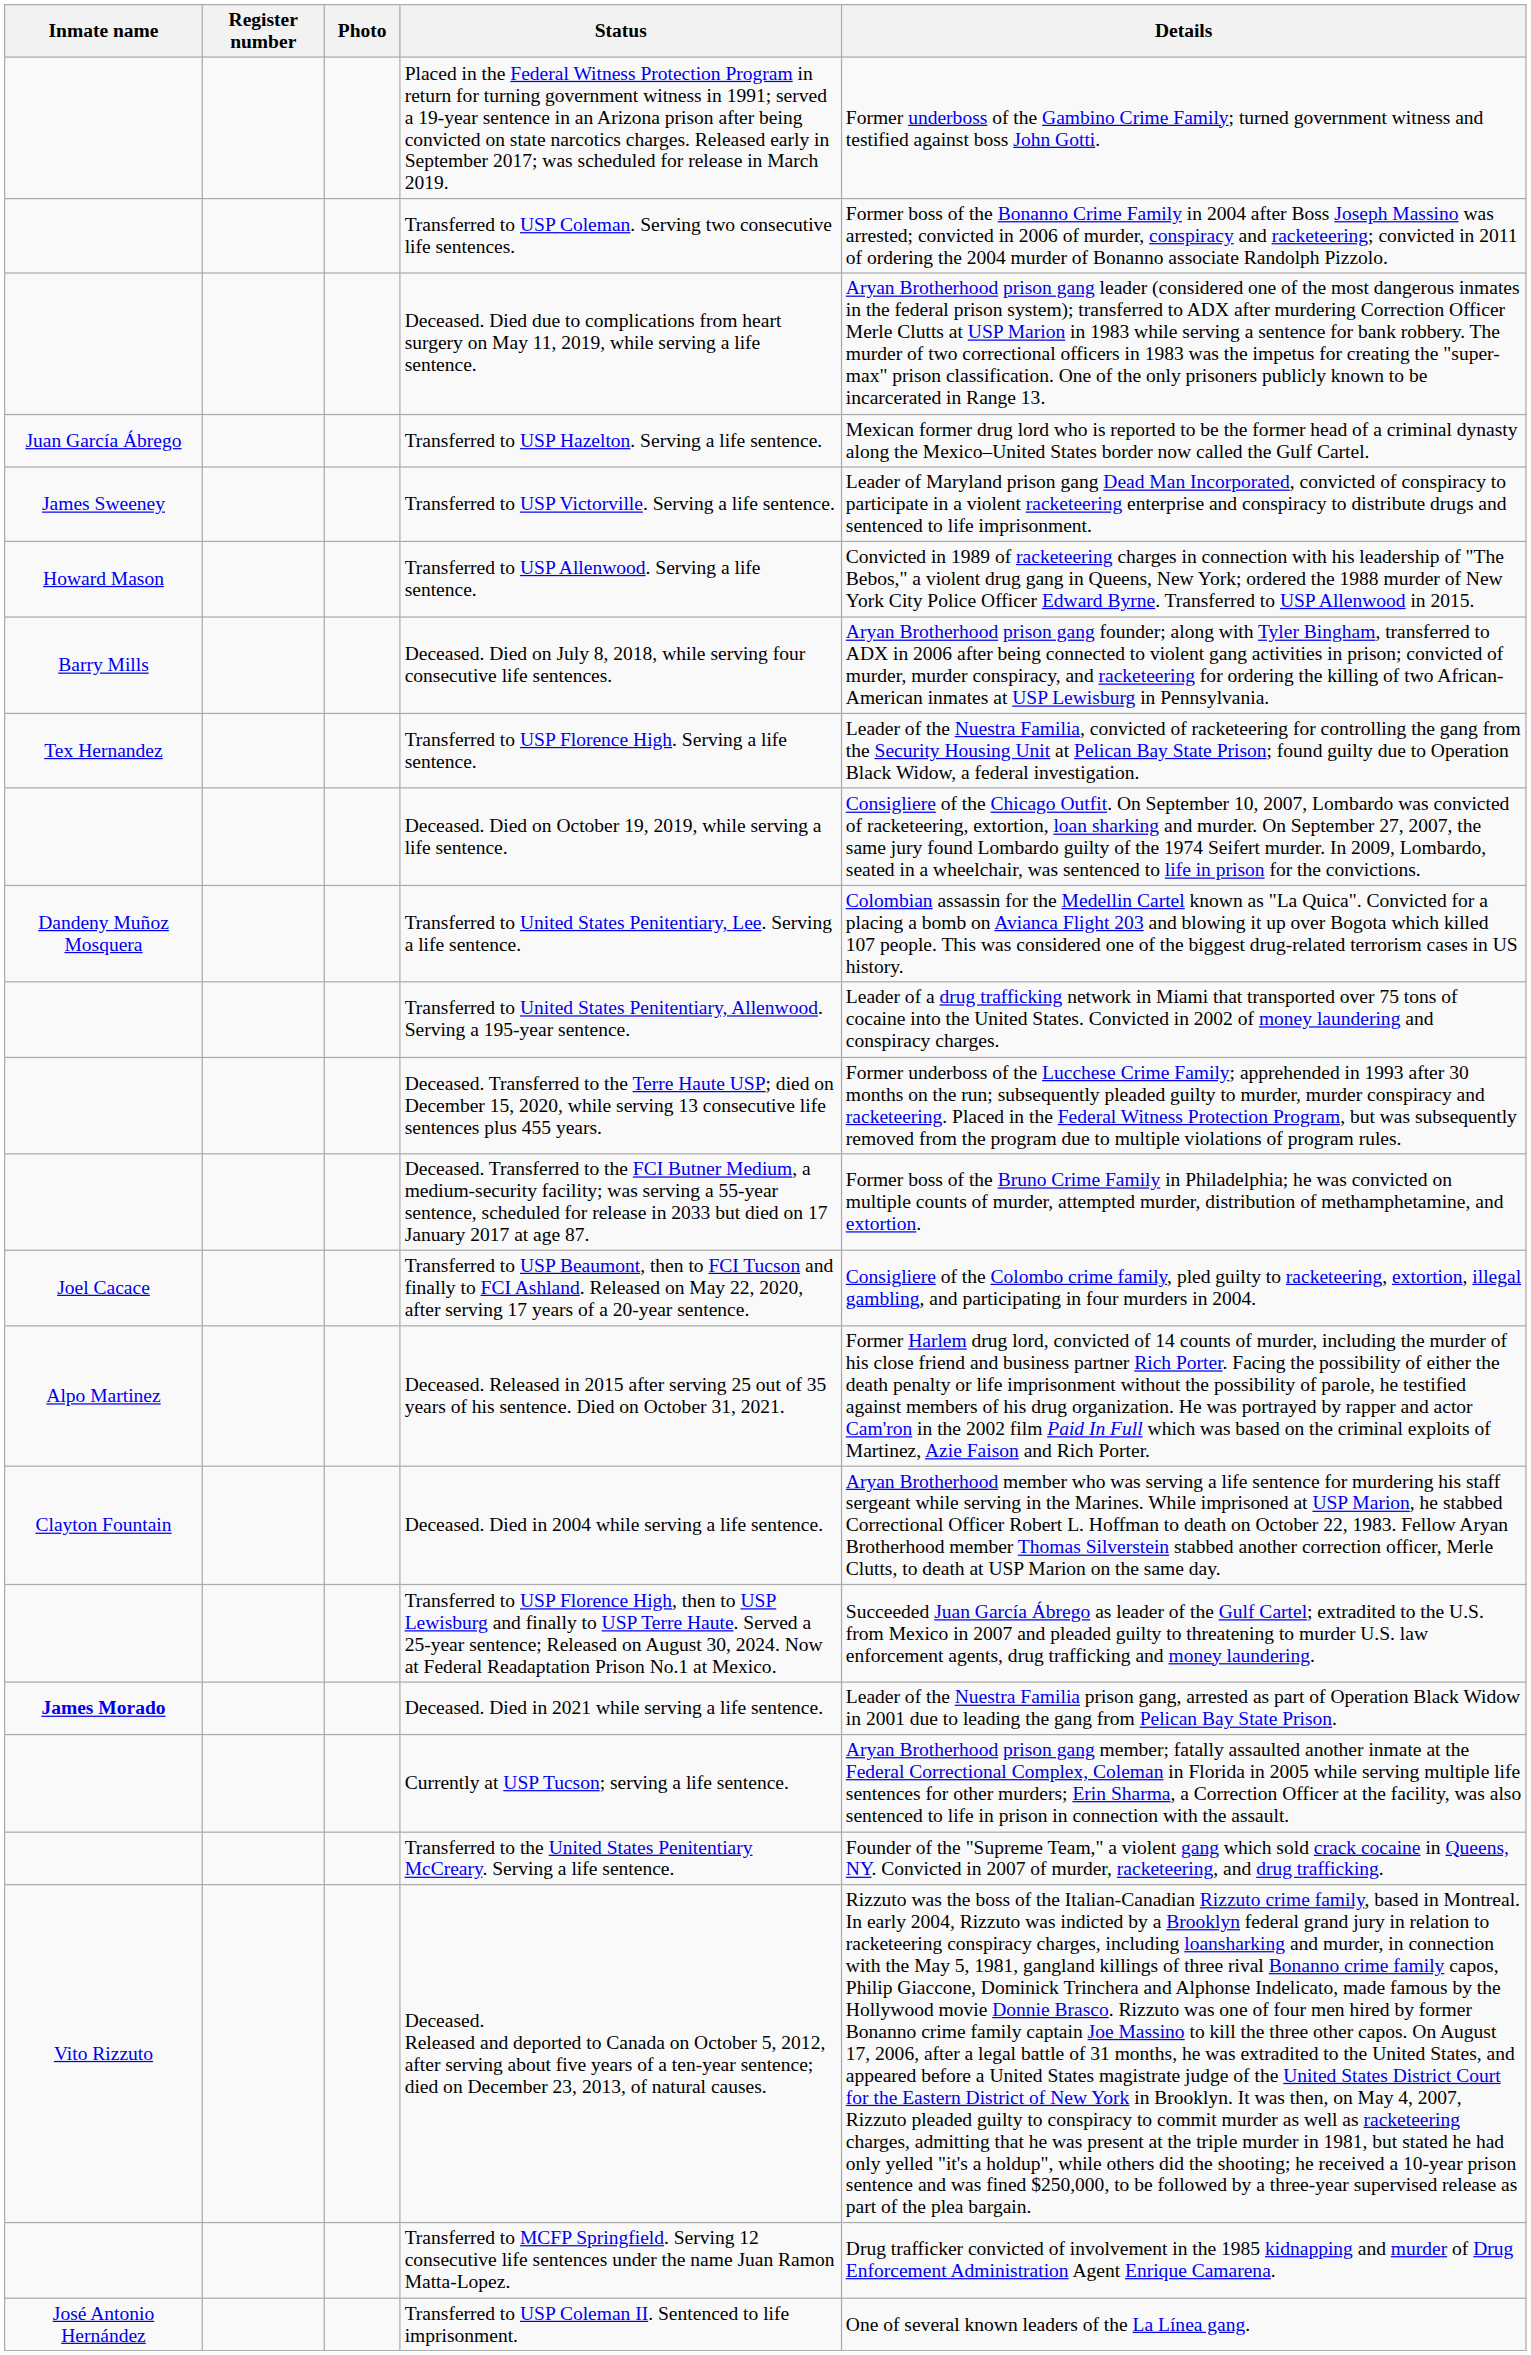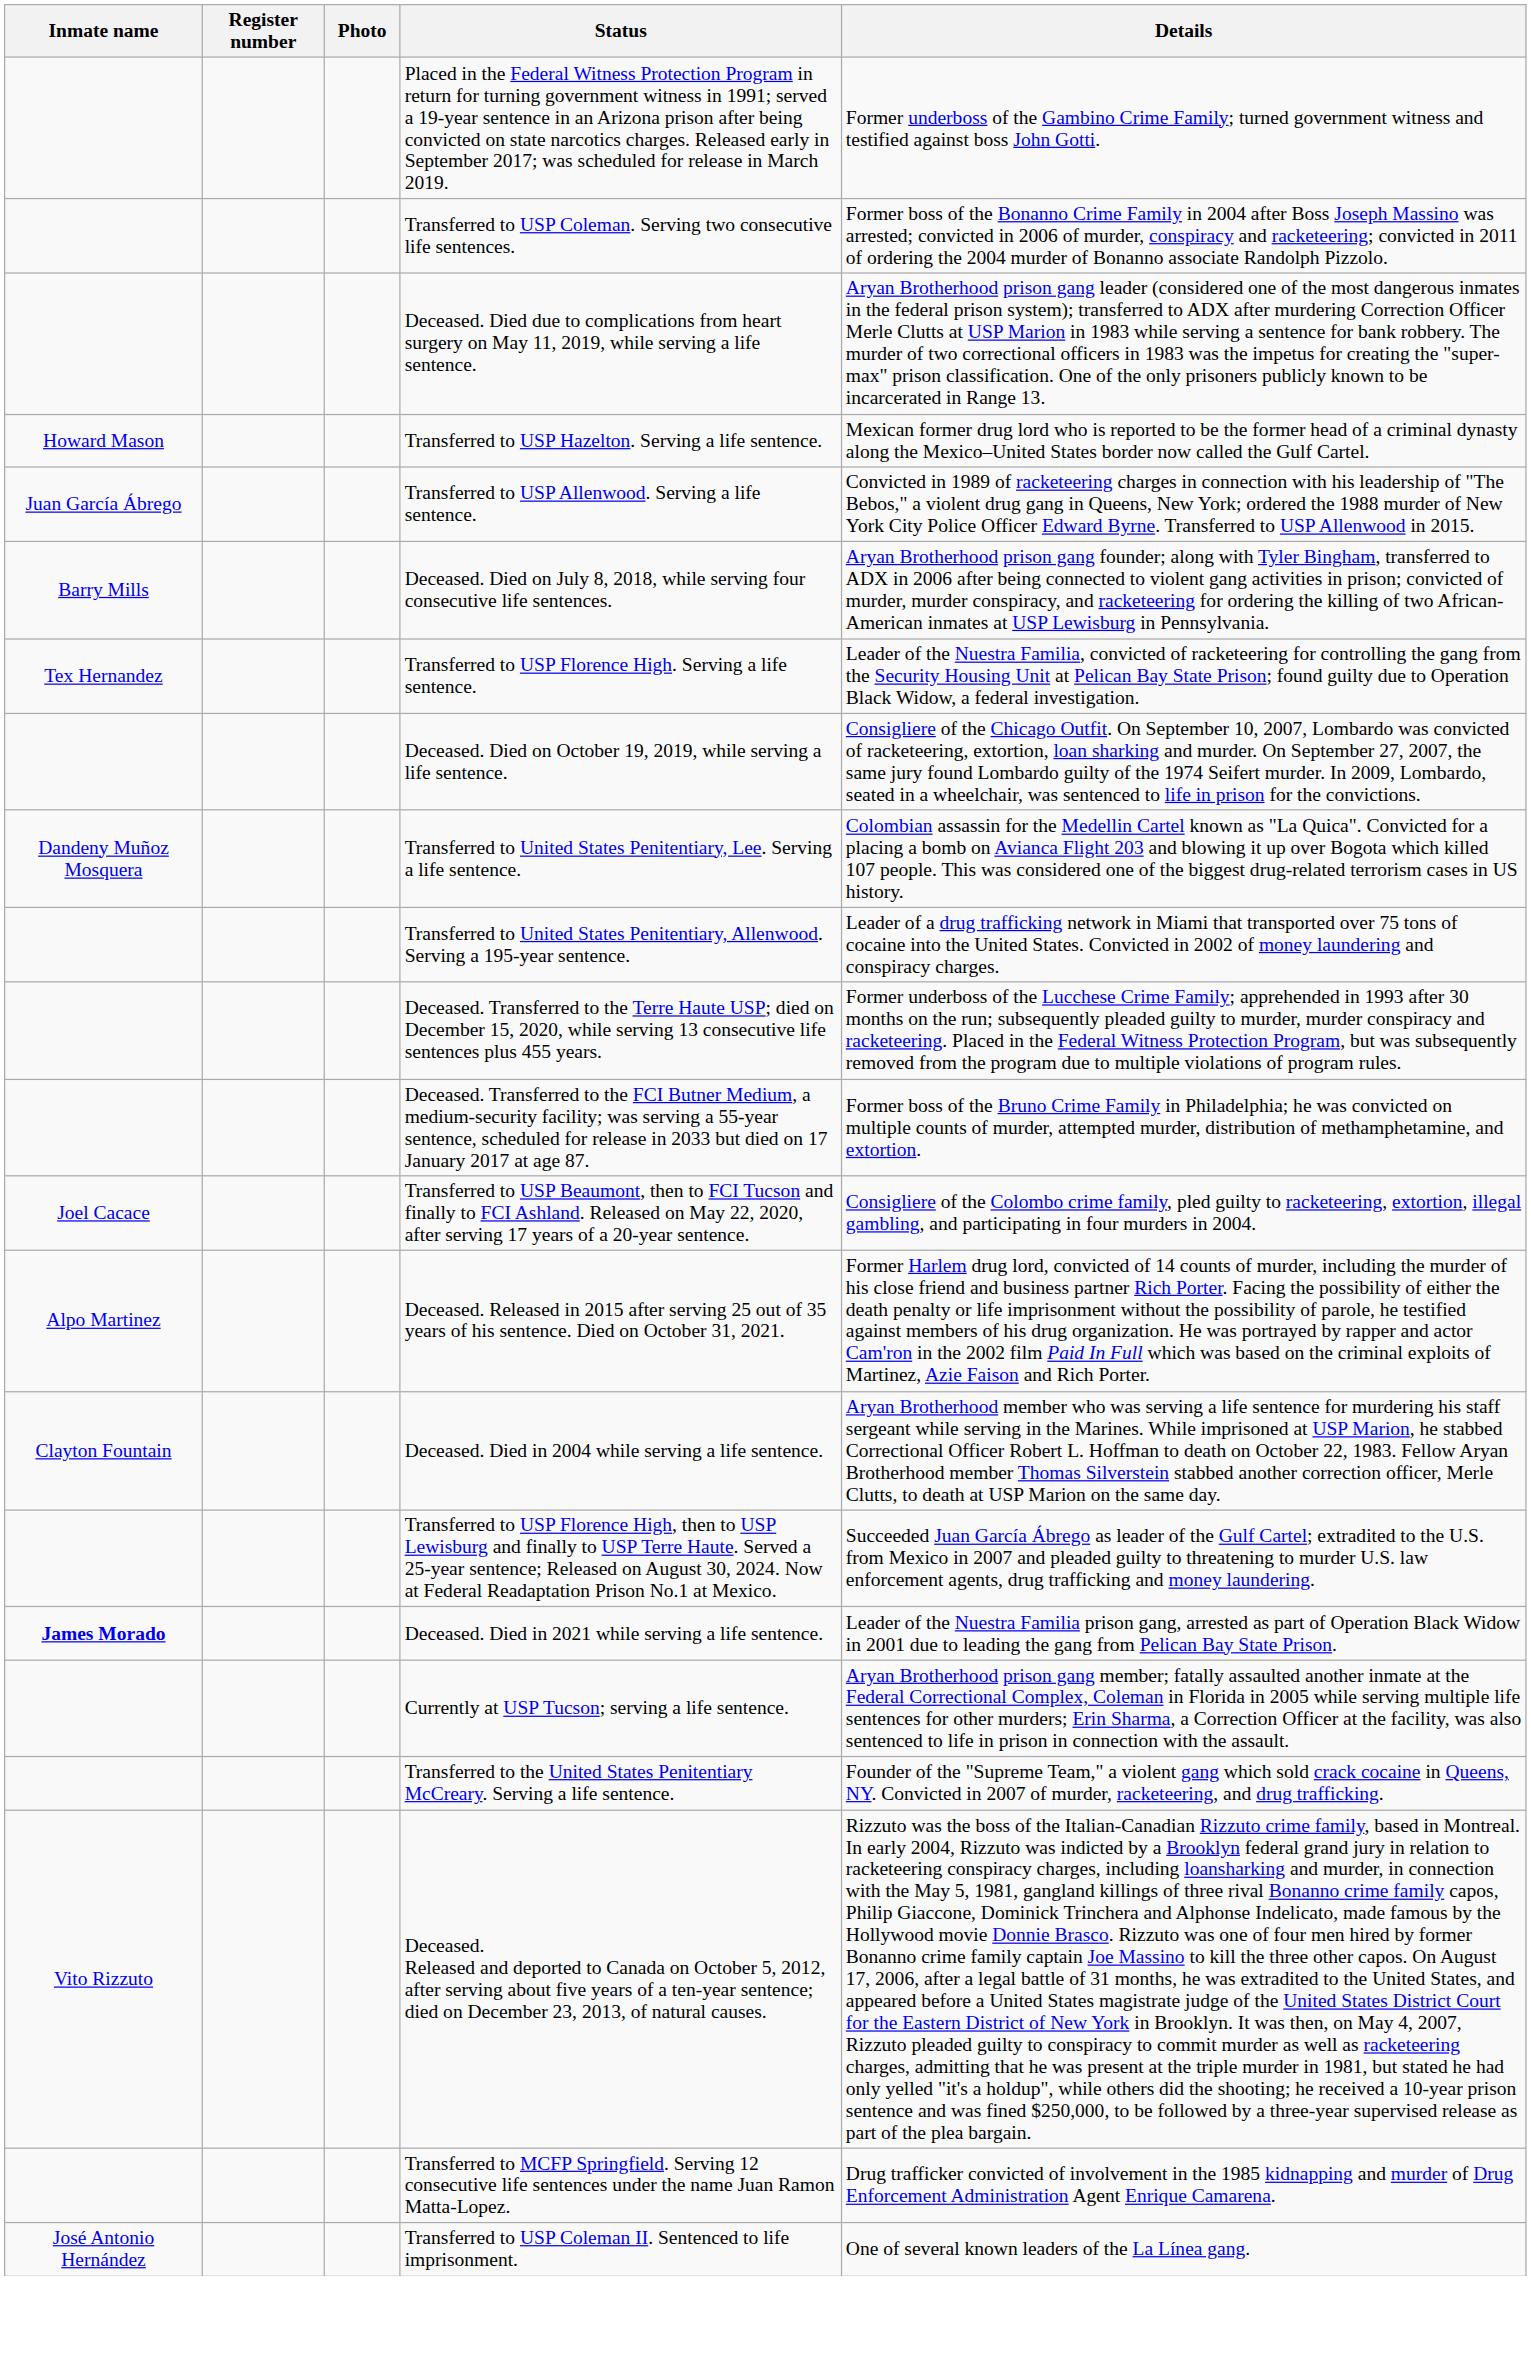(103, 440) Juan García Ábrego -> (103, 440) Howard Mason
- row: (620, 504)
(103, 579) Howard Mason -> (103, 504) Juan García Ábrego
